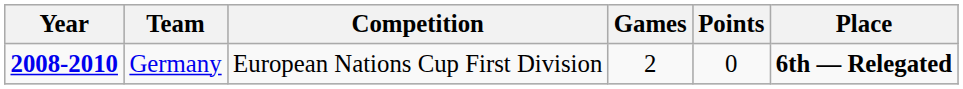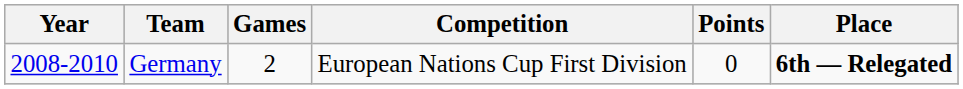columns swapped: (418, 24) <-> (650, 24)
(64, 63) bold -> (64, 63) normal
